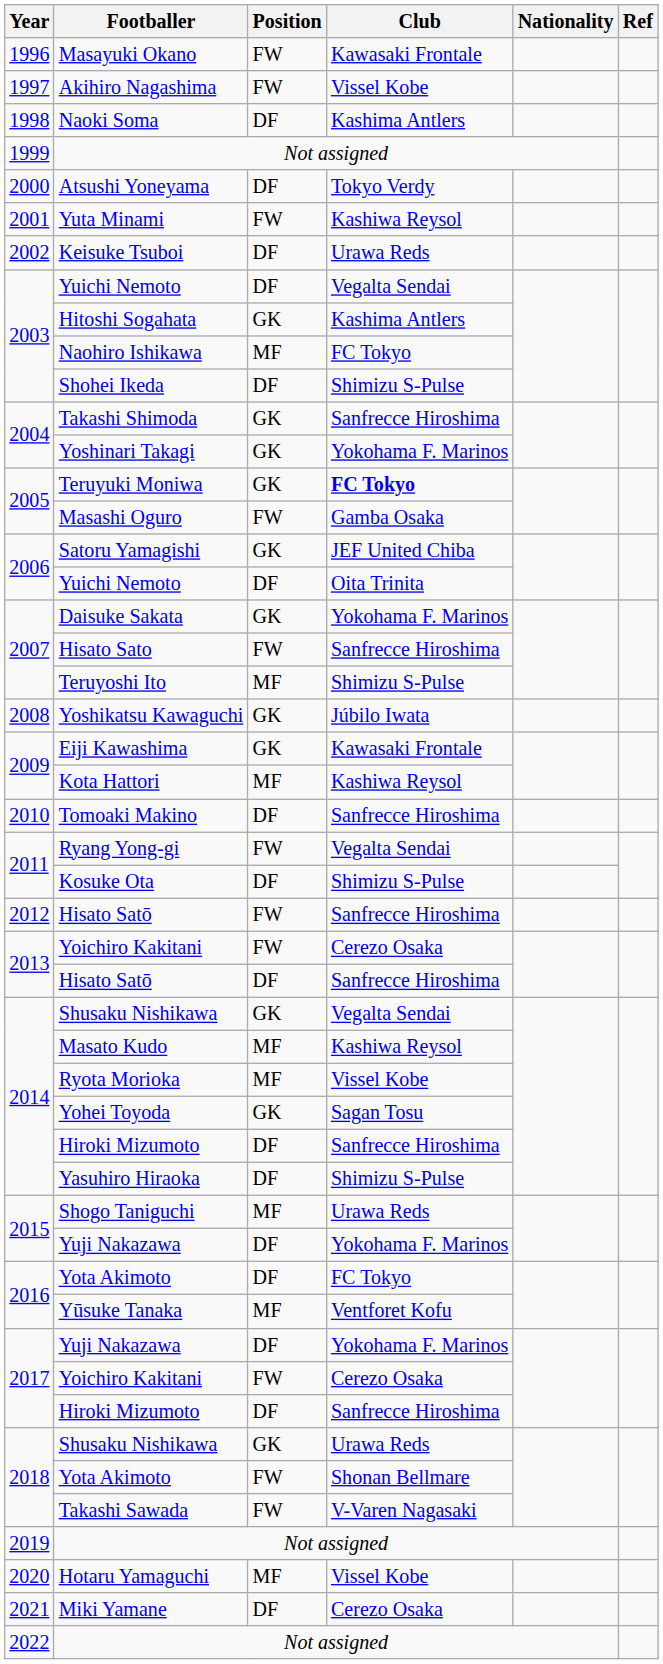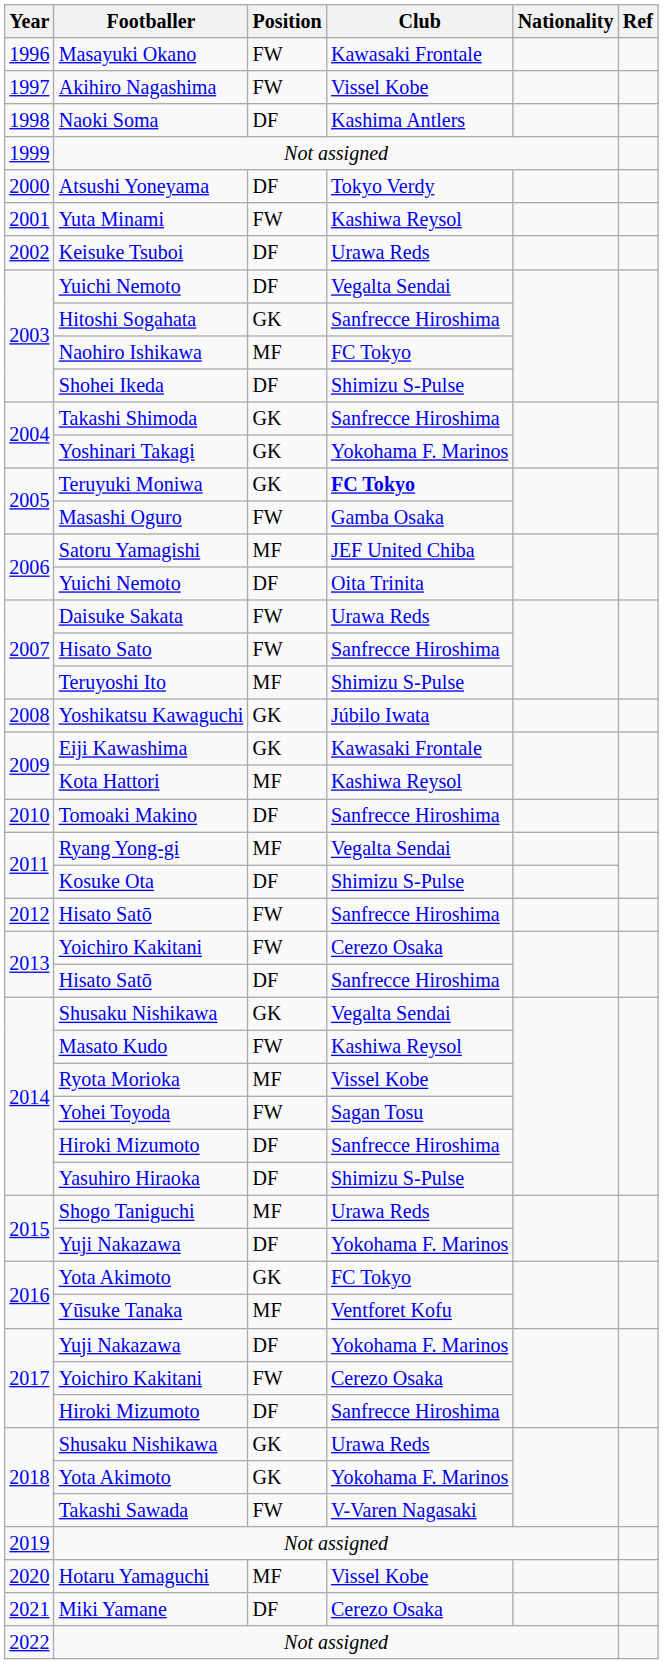(398, 318) Kashima Antlers -> (415, 318) Sanfrecce Hiroshima
(267, 550) GK -> (267, 550) MF
(267, 616) GK -> (268, 616) FW
(420, 616) Yokohama F. Marinos -> (380, 616) Urawa Reds
(268, 848) FW -> (267, 848) MF
(267, 1046) MF -> (268, 1046) FW
(267, 1112) GK -> (268, 1112) FW
(265, 1278) DF -> (267, 1278) GK
(268, 1476) FW -> (267, 1476) GK
(400, 1476) Shonan Bellmare -> (420, 1476) Yokohama F. Marinos
